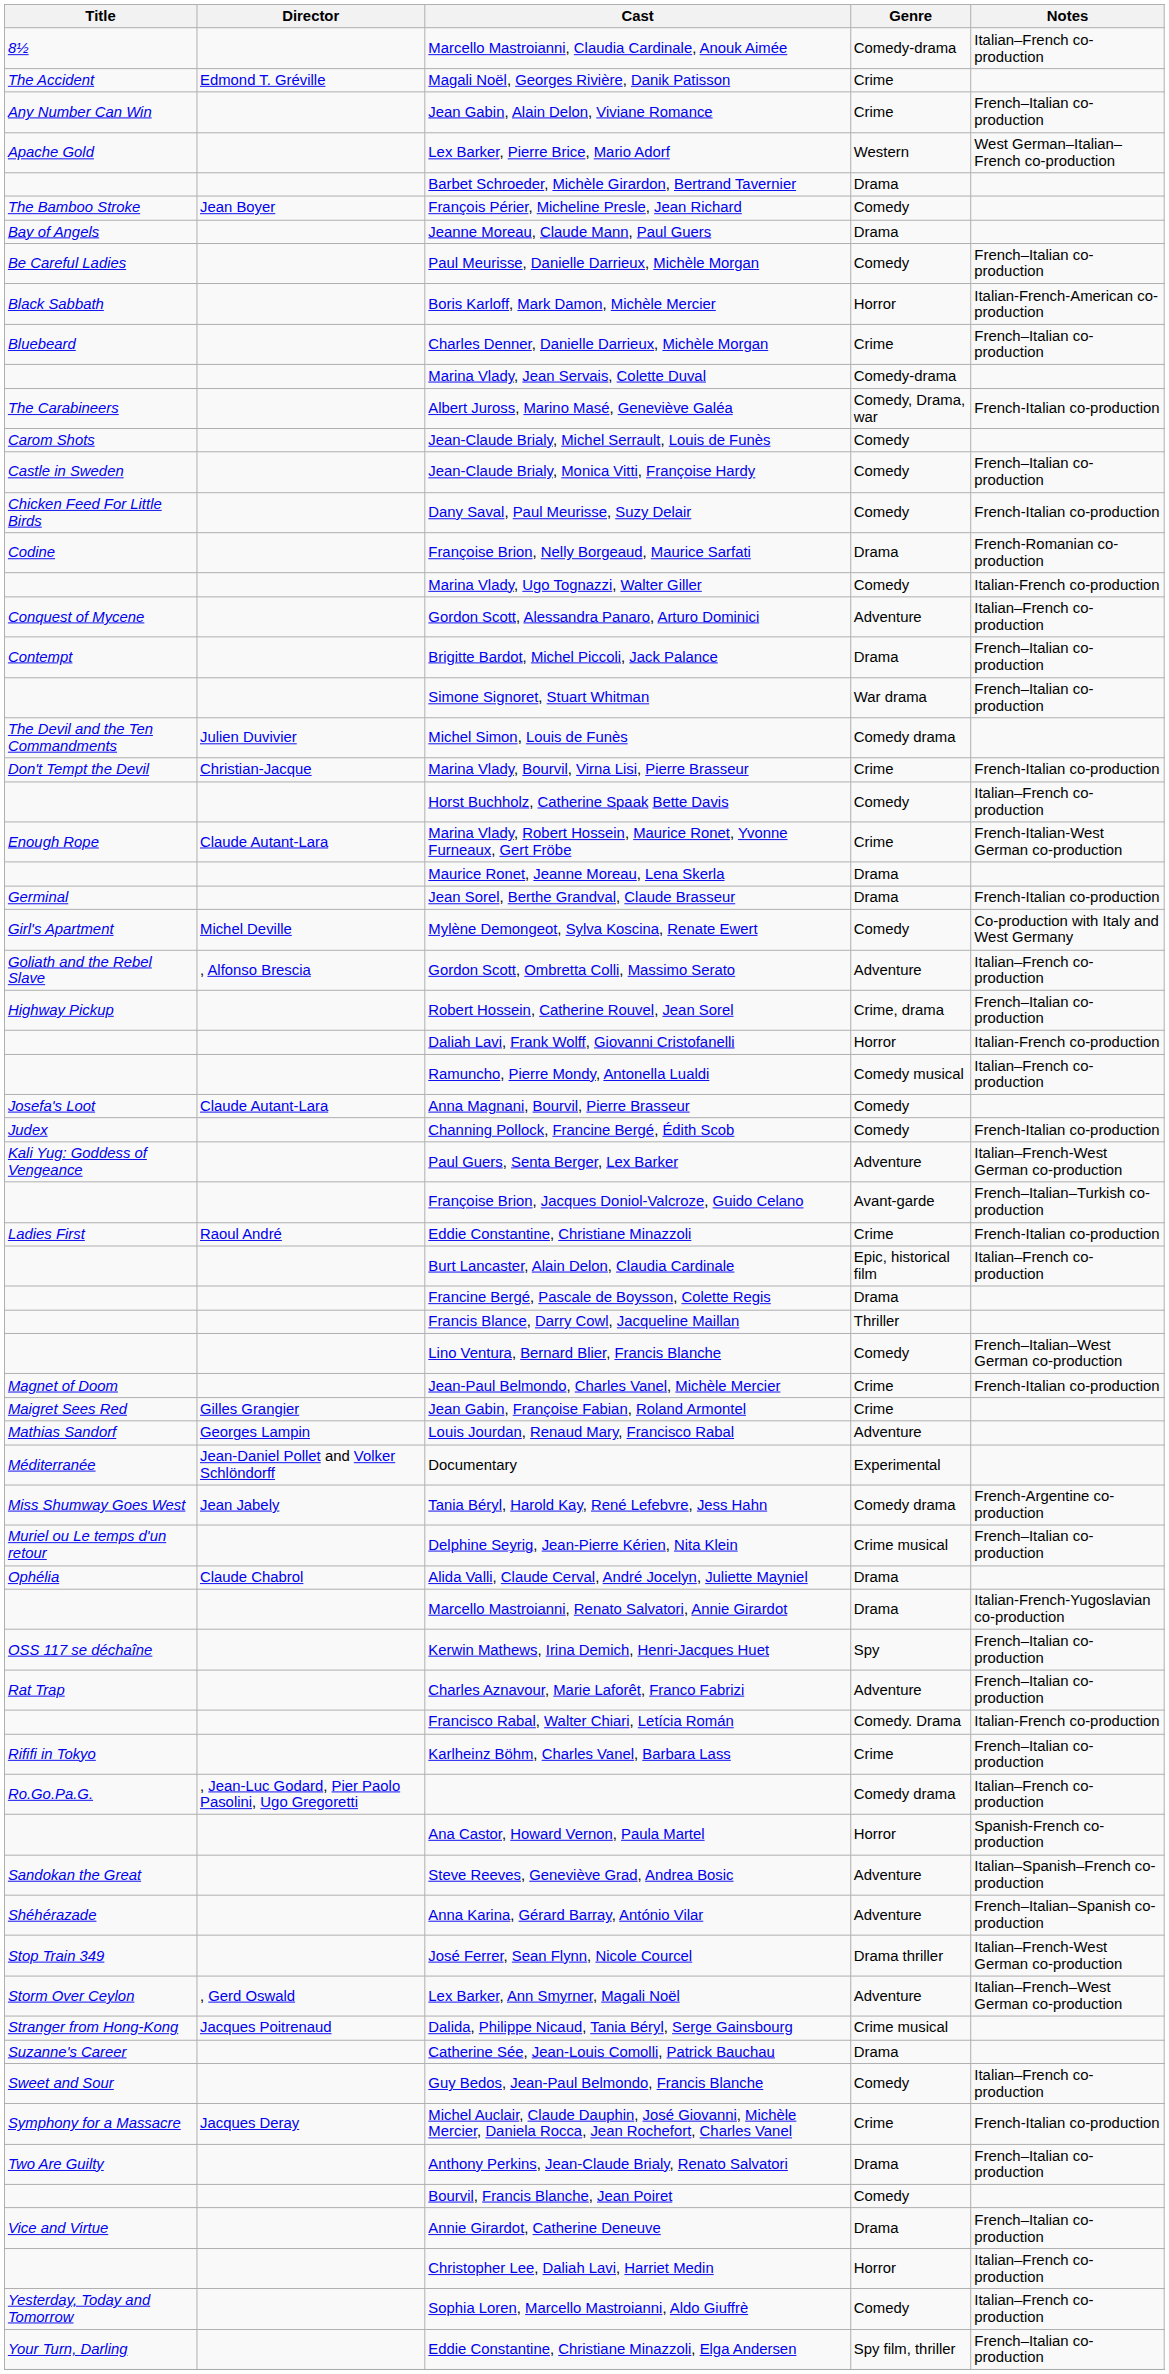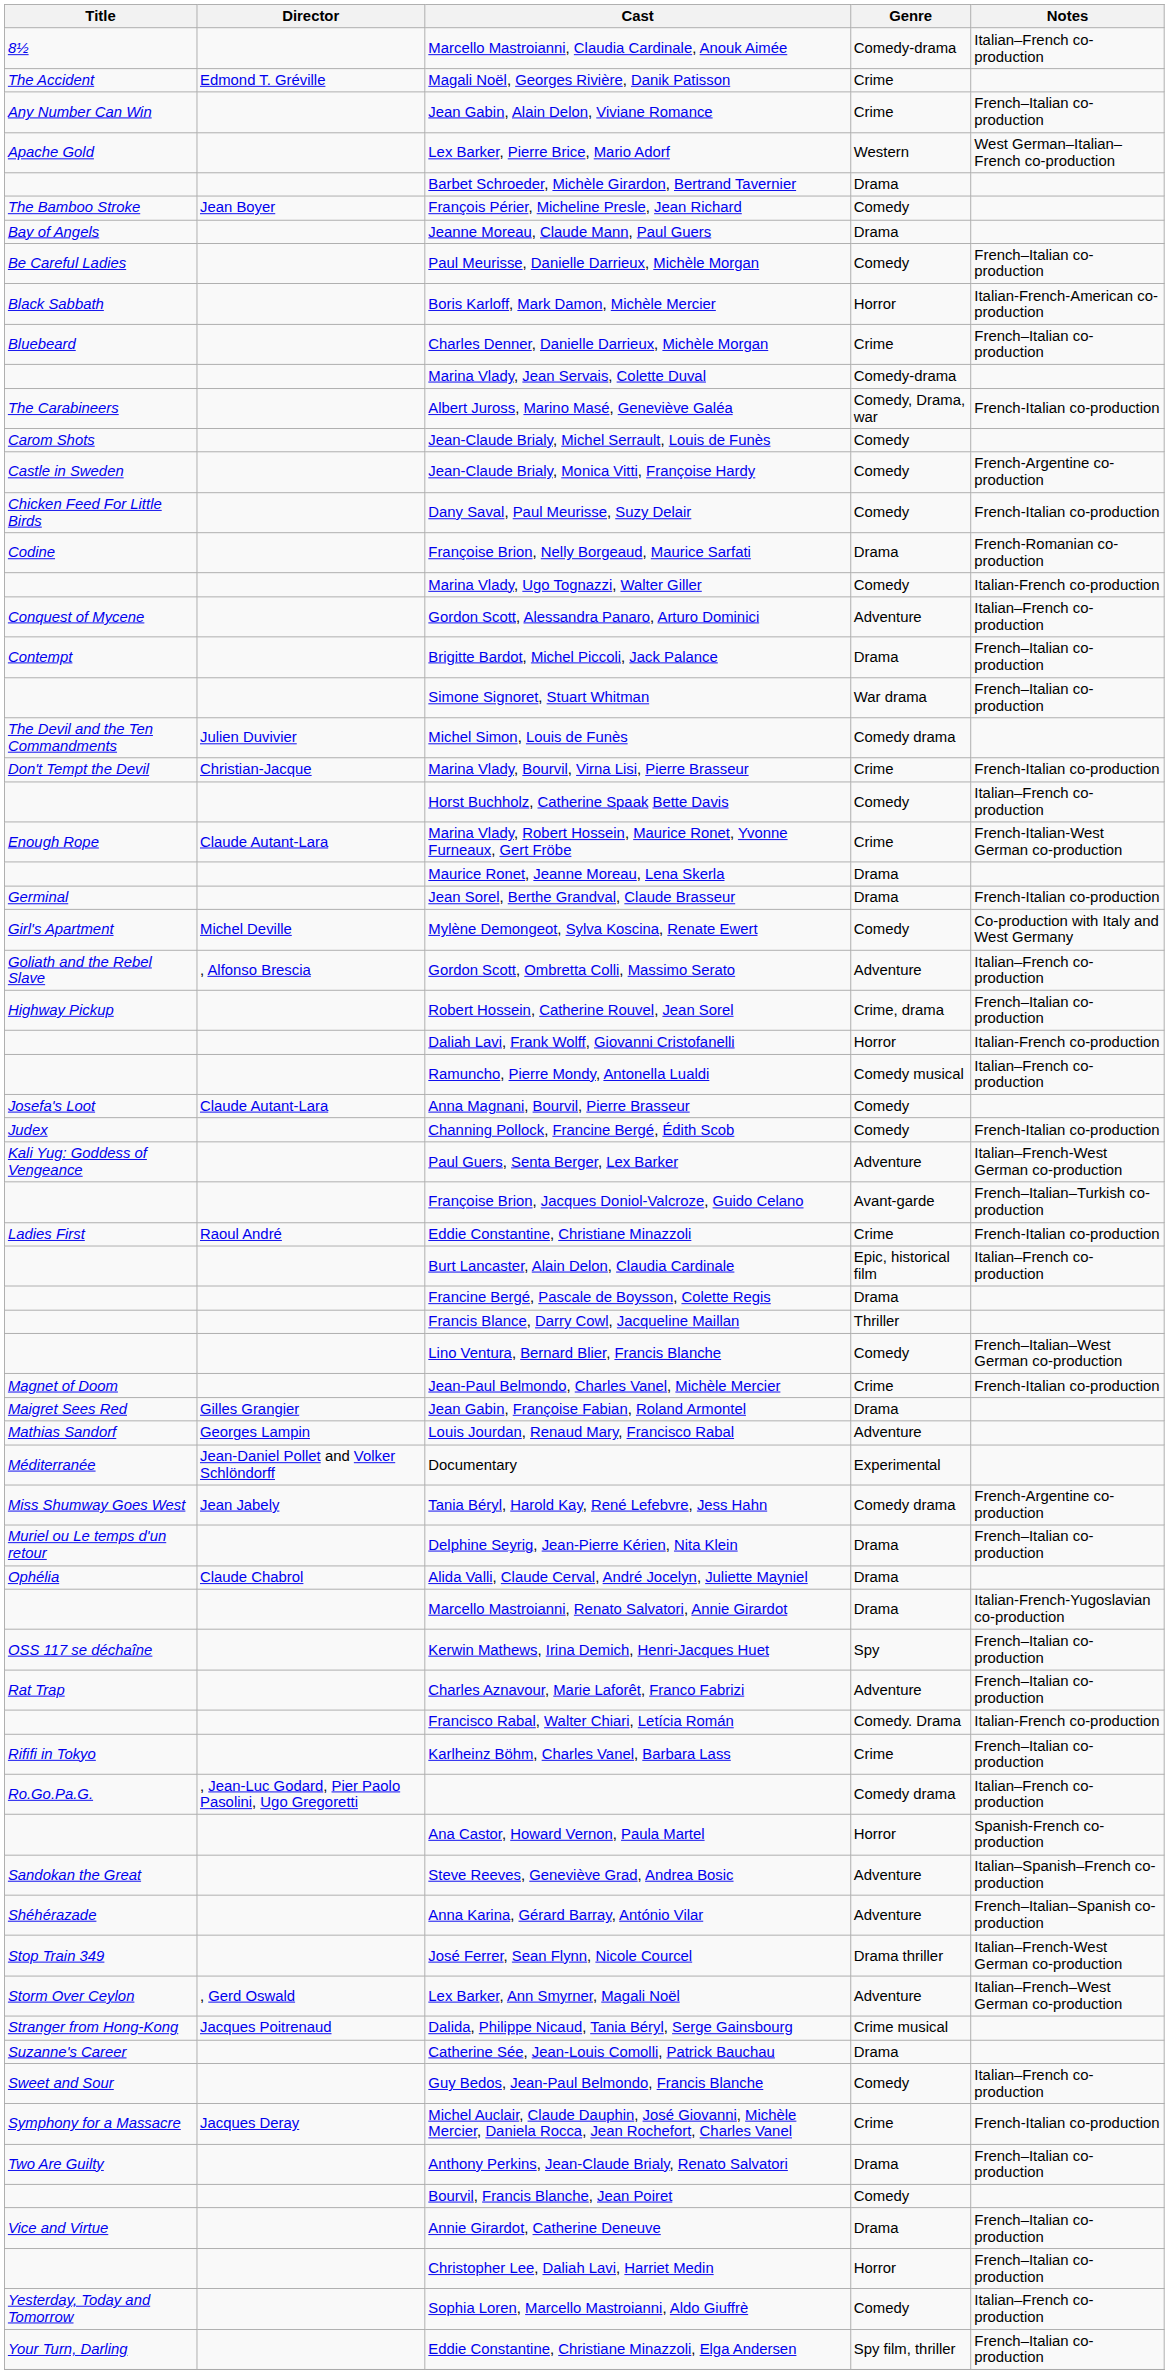(1034, 472) French–Italian co-production -> (1044, 472) French-Argentine co-production
(874, 1409) Crime -> (876, 1409) Drama
(901, 1545) Crime musical -> (876, 1545) Drama
(1034, 2268) Italian–French co-production -> (1034, 2268) French–Italian co-production
